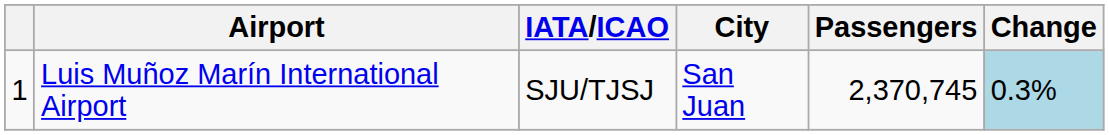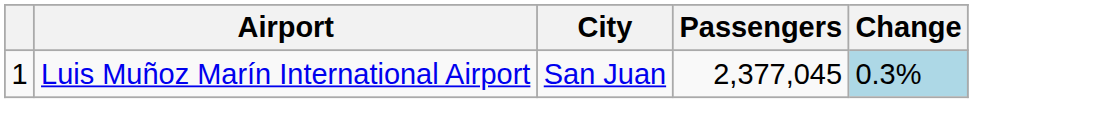- column: (597, 27)
(913, 89) 2,370,745 -> (778, 73) 2,377,045
